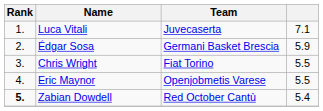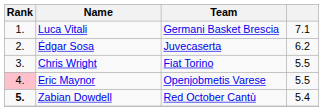(192, 30) Juvecaserta -> (221, 30) Germani Basket Brescia
(221, 47) Germani Basket Brescia -> (192, 47) Juvecaserta
(302, 47) 5.9 -> (302, 47) 6.2
(20, 81) no background -> (20, 81) pink background
